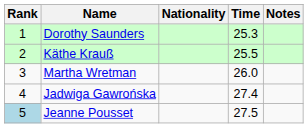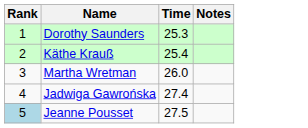- column: (194, 14)
(246, 53) 25.5 -> (176, 53) 25.4
